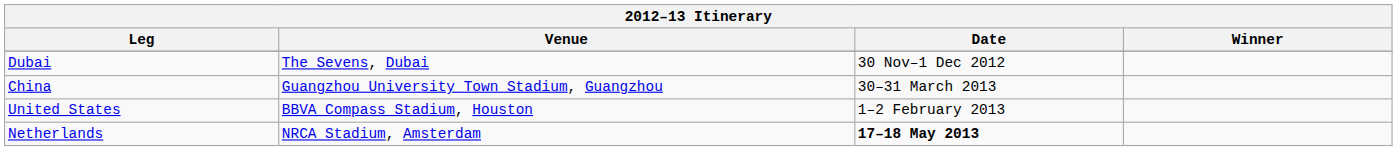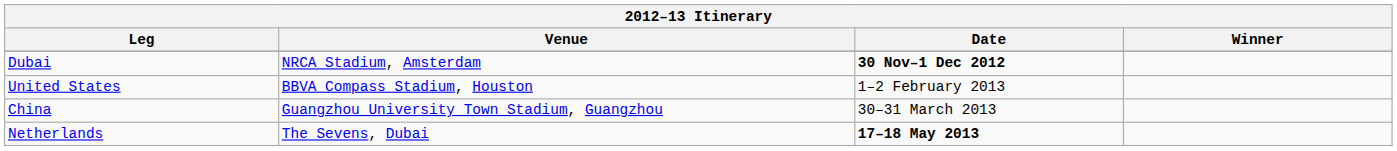(355, 63) The Sevens, Dubai -> (381, 63) NRCA Stadium, Amsterdam
(931, 63) normal -> (931, 63) bold
rows swapped: (64, 110) <-> (30, 87)
(381, 134) NRCA Stadium, Amsterdam -> (355, 134) The Sevens, Dubai
